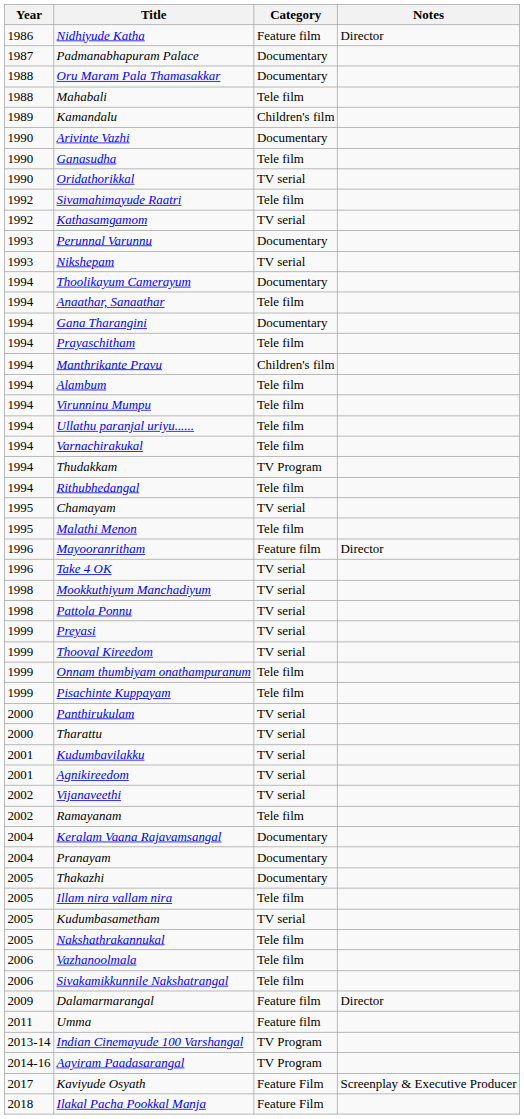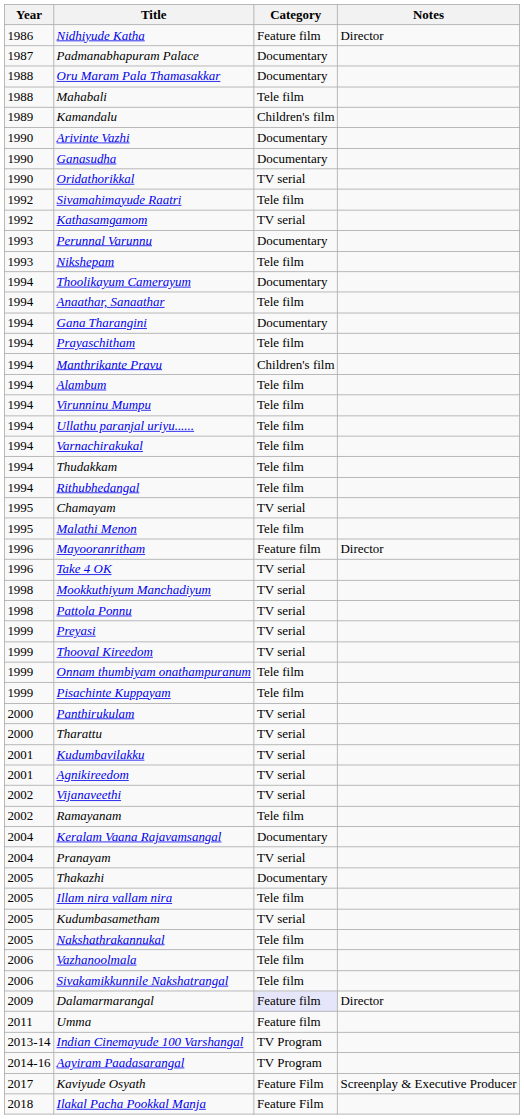(280, 158) Tele film -> (292, 158) Documentary
(281, 261) TV serial -> (280, 261) Tele film
(289, 466) TV Program -> (280, 466) Tele film
(292, 857) Documentary -> (281, 857) TV serial
(289, 1001) no background -> (289, 1001) lavender background
